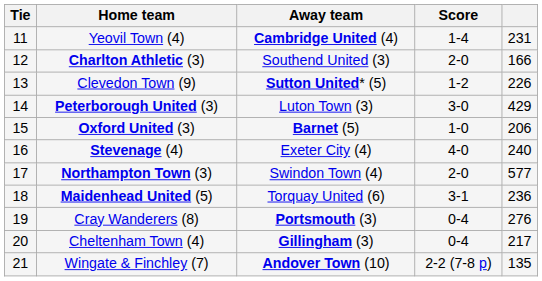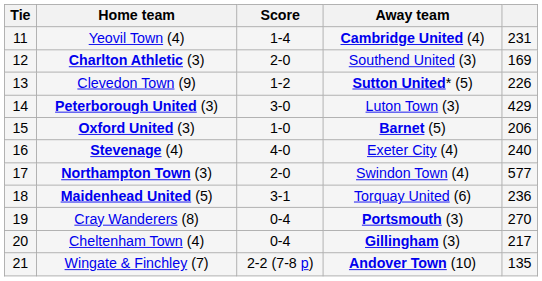columns swapped: (458, 15) <-> (326, 15)
(520, 60) 166 -> (520, 60) 169
(520, 219) 276 -> (520, 219) 270
